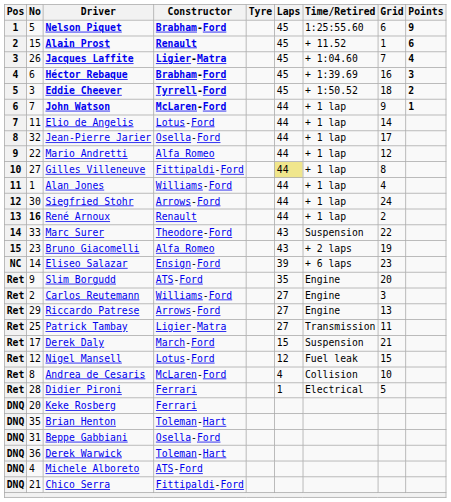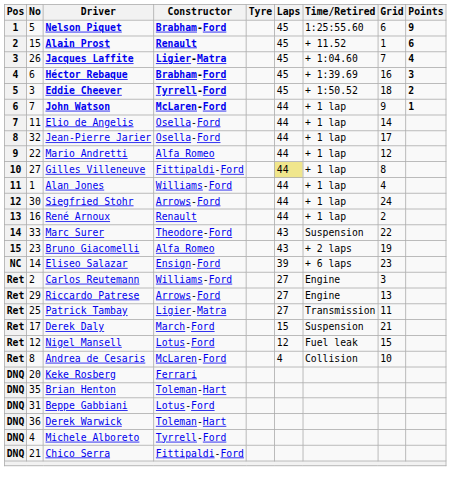(185, 123) Lotus-Ford -> (188, 123) Osella-Ford
(35, 217) bold -> (35, 217) normal
- row: (81, 280)
- row: (84, 391)
(188, 438) Osella-Ford -> (185, 406) Lotus-Ford
(179, 469) ATS-Ford -> (191, 438) Tyrrell-Ford
